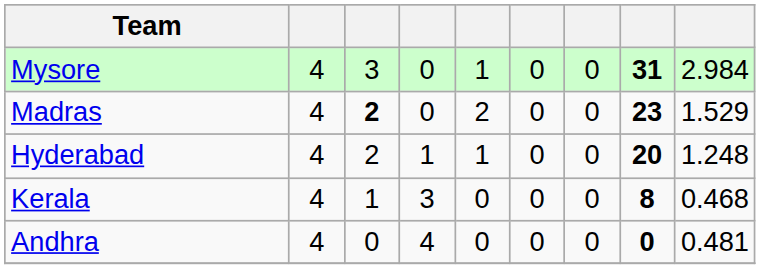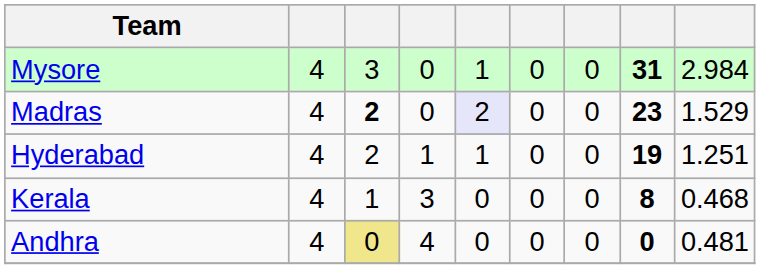(482, 112) no background -> (482, 112) lavender background
(647, 155) 20 -> (647, 155) 19
(715, 155) 1.248 -> (715, 155) 1.251
(372, 241) no background -> (372, 241) khaki background
